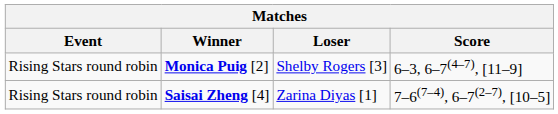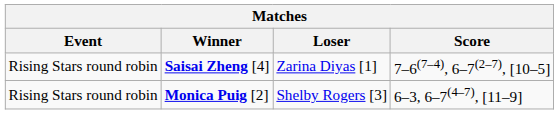rows swapped: (217, 95) <-> (217, 66)
